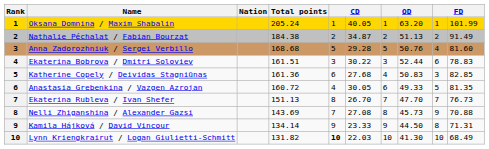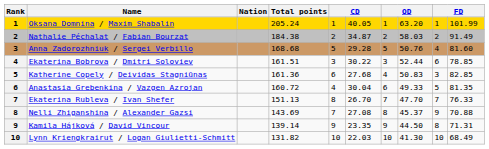(411, 36) 51.13 -> (411, 36) 58.03
(461, 62) 78.83 -> (461, 62) 78.85
(360, 87) 30.05 -> (360, 87) 30.04
(461, 100) 76.73 -> (461, 100) 76.33
(411, 112) 45.73 -> (411, 112) 45.37
(285, 125) 134.14 -> (285, 125) 139.14
(360, 125) 23.33 -> (360, 125) 23.35
(336, 138) bold -> (336, 138) normal
